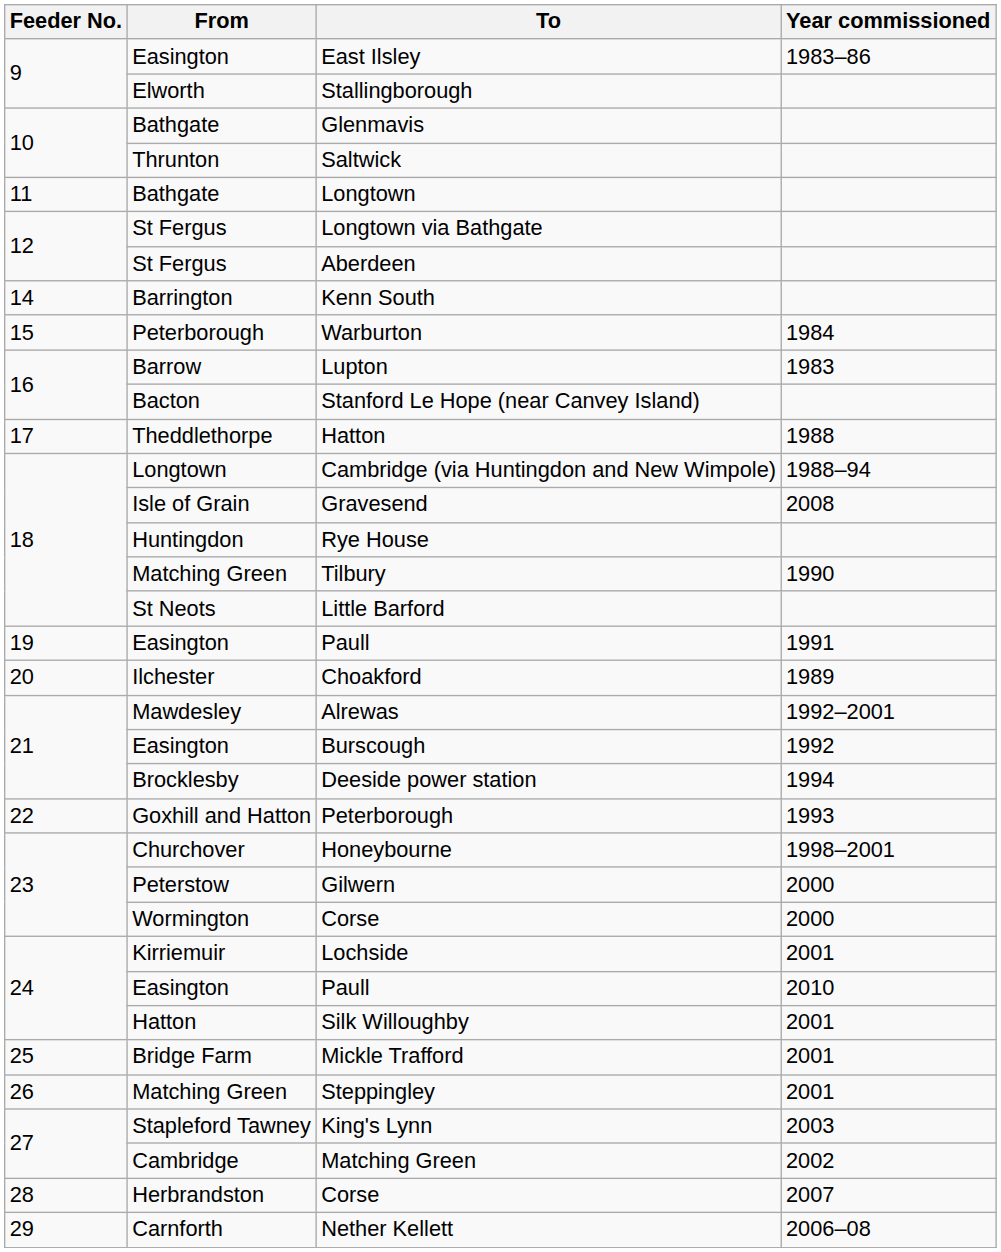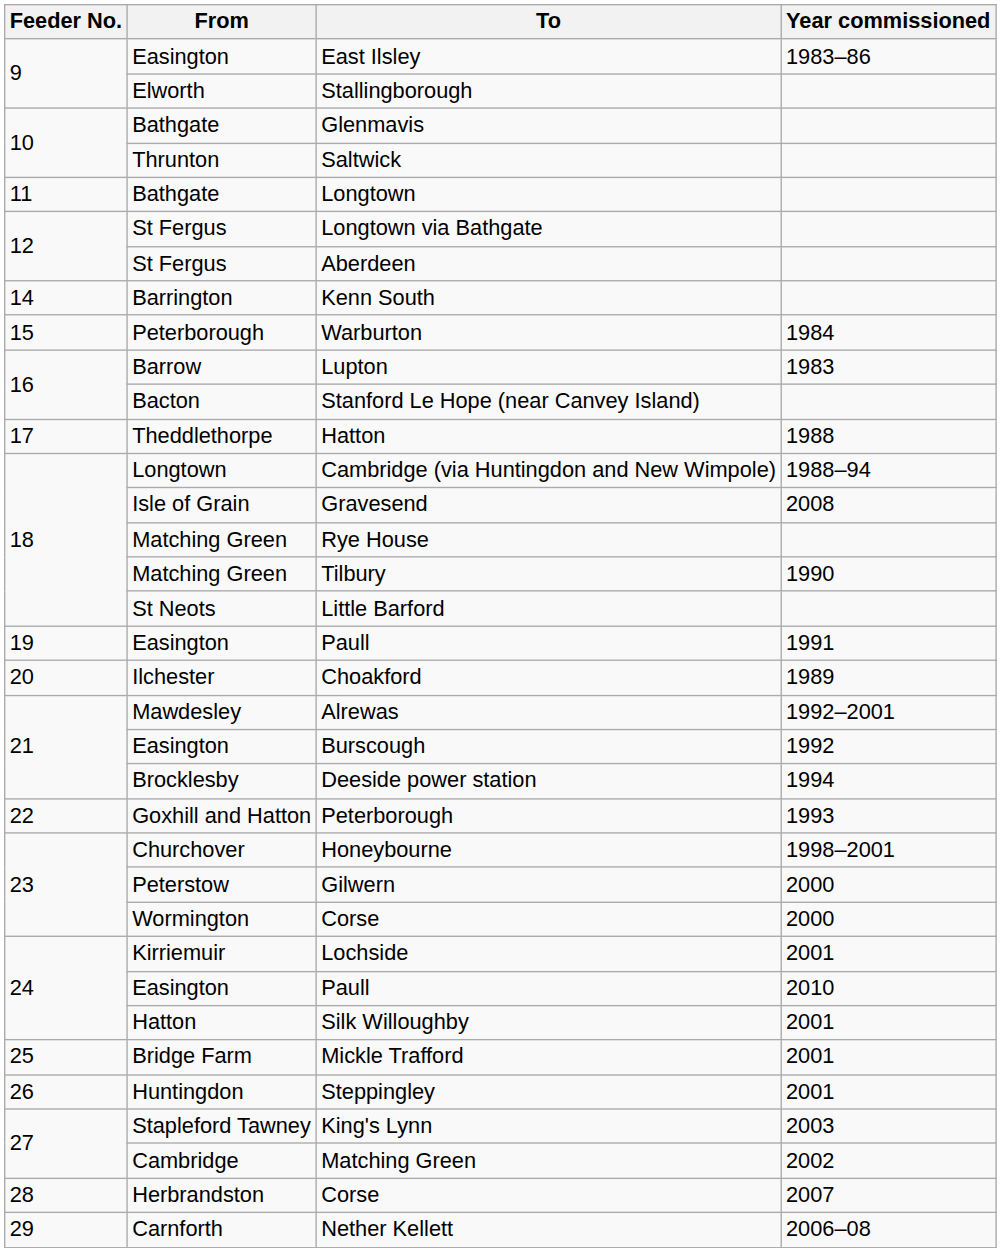(188, 539) Huntingdon -> (210, 539) Matching Green
(210, 1091) Matching Green -> (188, 1091) Huntingdon
